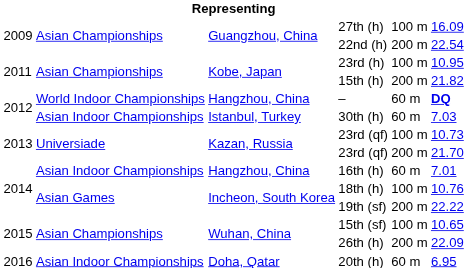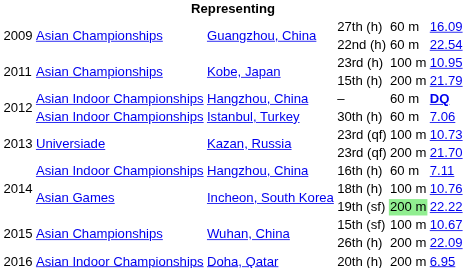(409, 26) 100 m -> (405, 26) 60 m
(409, 45) 200 m -> (405, 45) 60 m
(447, 81) 21.82 -> (446, 81) 21.79
(120, 99) World Indoor Championships -> (120, 99) Asian Indoor Championships
(444, 117) 7.03 -> (443, 117) 7.06
(444, 171) 7.01 -> (442, 171) 7.11
(409, 207) no background -> (408, 207) lightgreen background
(447, 225) 10.65 -> (446, 225) 10.67
(406, 261) 60 m -> (408, 261) 200 m
